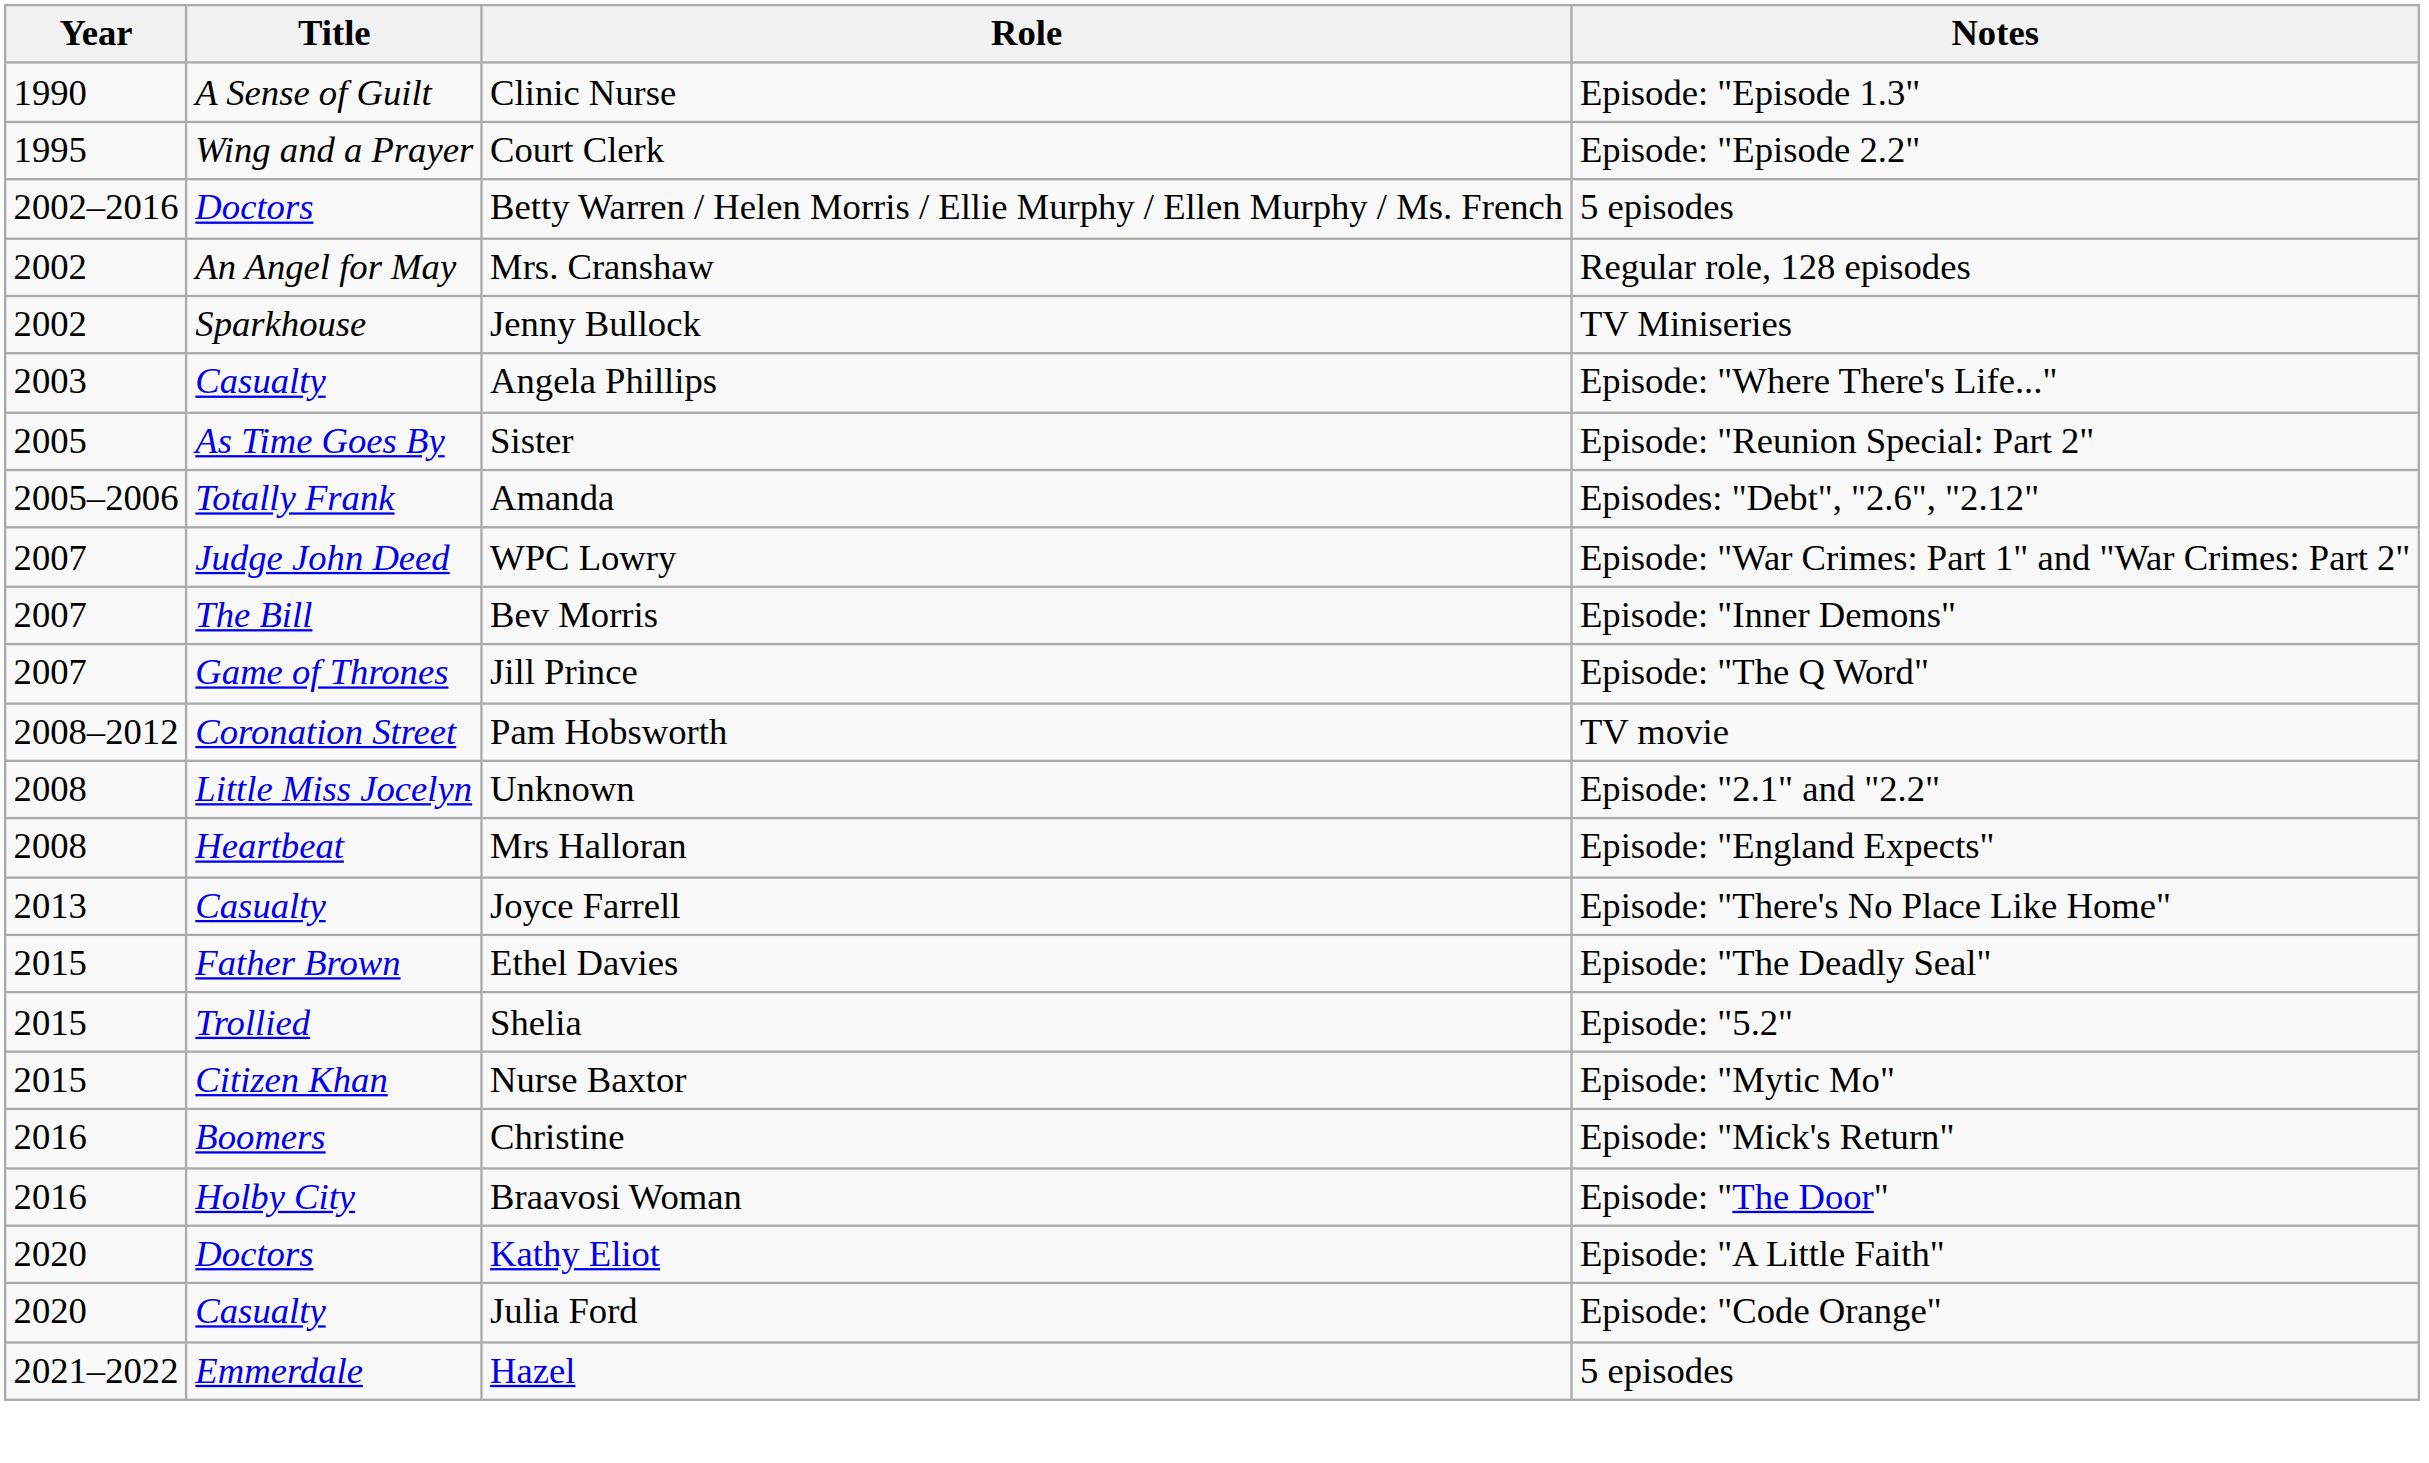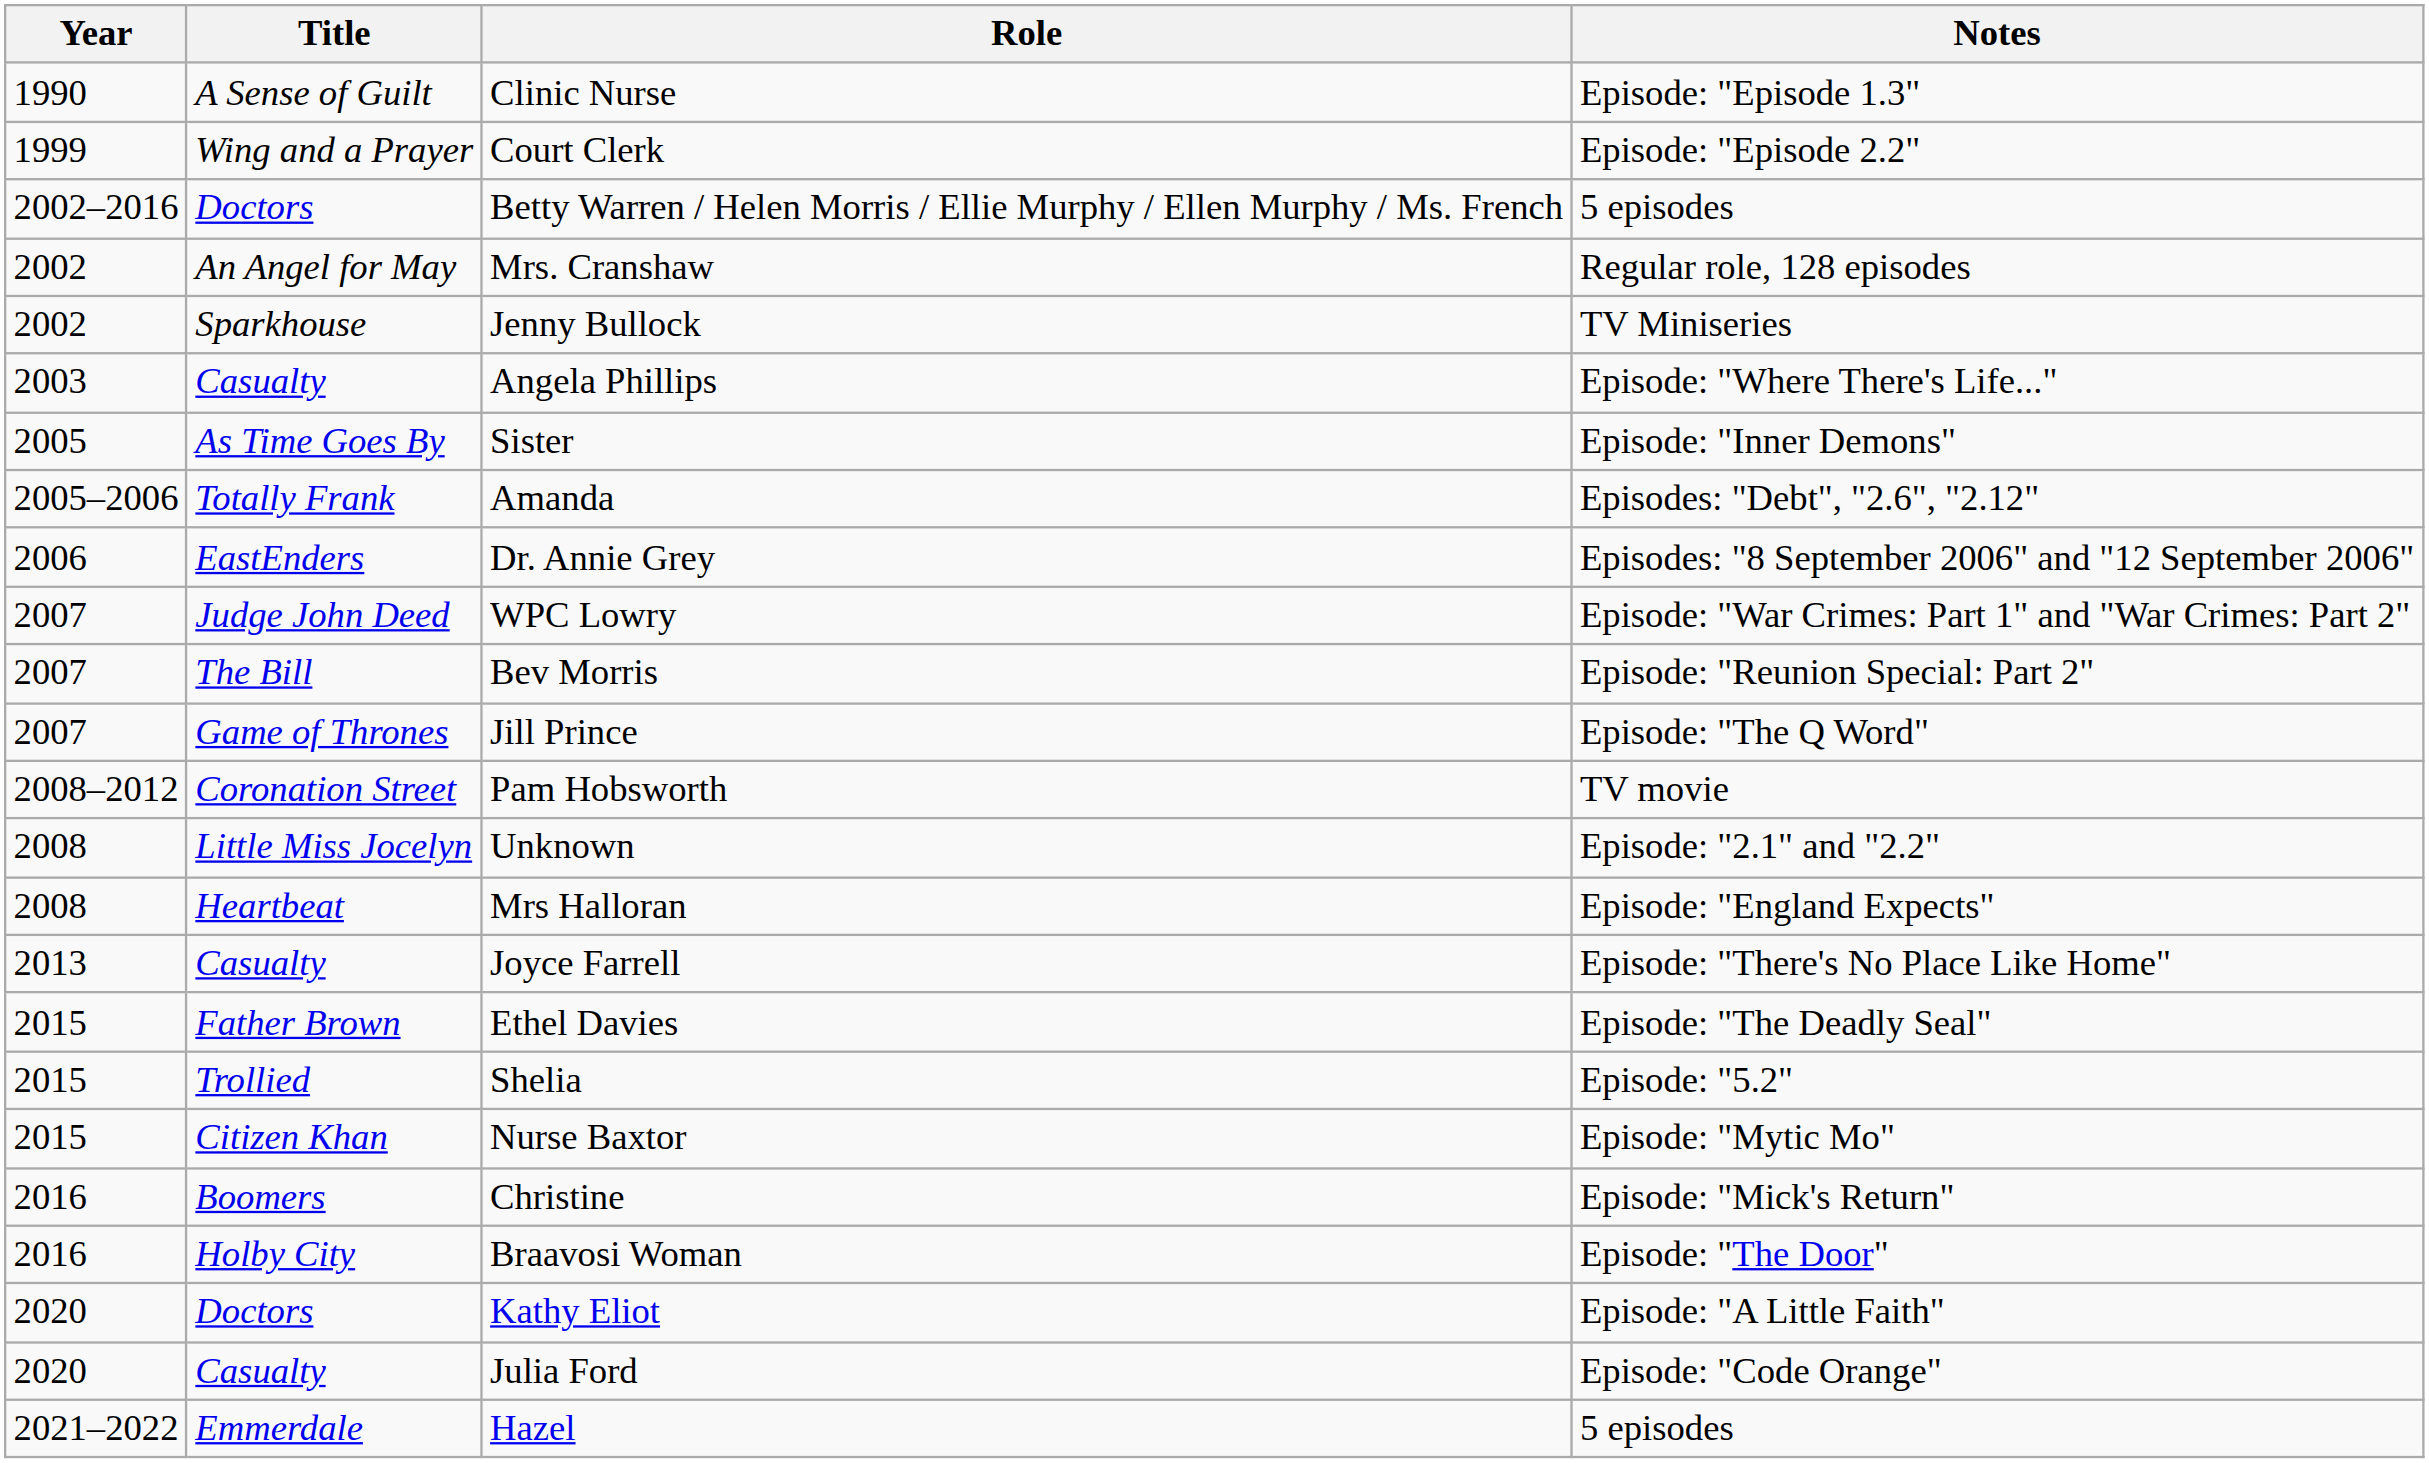(50, 149) 1995 -> (50, 149) 1999
(1837, 440) Episode: "Reunion Special: Part 2" -> (1768, 440) Episode: "Inner Demons"
+ row: (603, 556)
(1768, 614) Episode: "Inner Demons" -> (1837, 672) Episode: "Reunion Special: Part 2"
